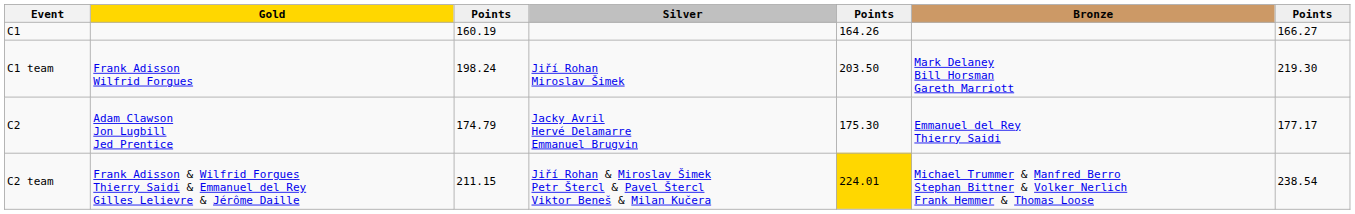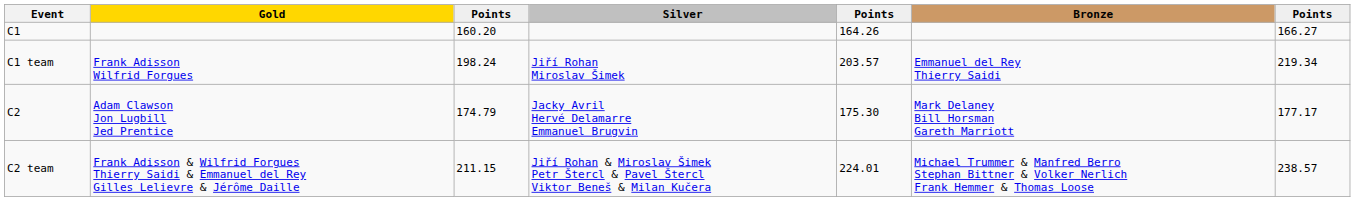(476, 31) 160.19 -> (476, 31) 160.20
(859, 69) 203.50 -> (859, 62) 203.57
(964, 75) Mark Delaney Bill Horsman Gareth Marriott -> (968, 69) Emmanuel del Rey Thierry Saidi
(1297, 69) 219.30 -> (1297, 62) 219.34
(968, 131) Emmanuel del Rey Thierry Saidi -> (964, 118) Mark Delaney Bill Horsman Gareth Marriott
(859, 181) gold background -> (859, 168) no background
(1297, 181) 238.54 -> (1297, 168) 238.57
